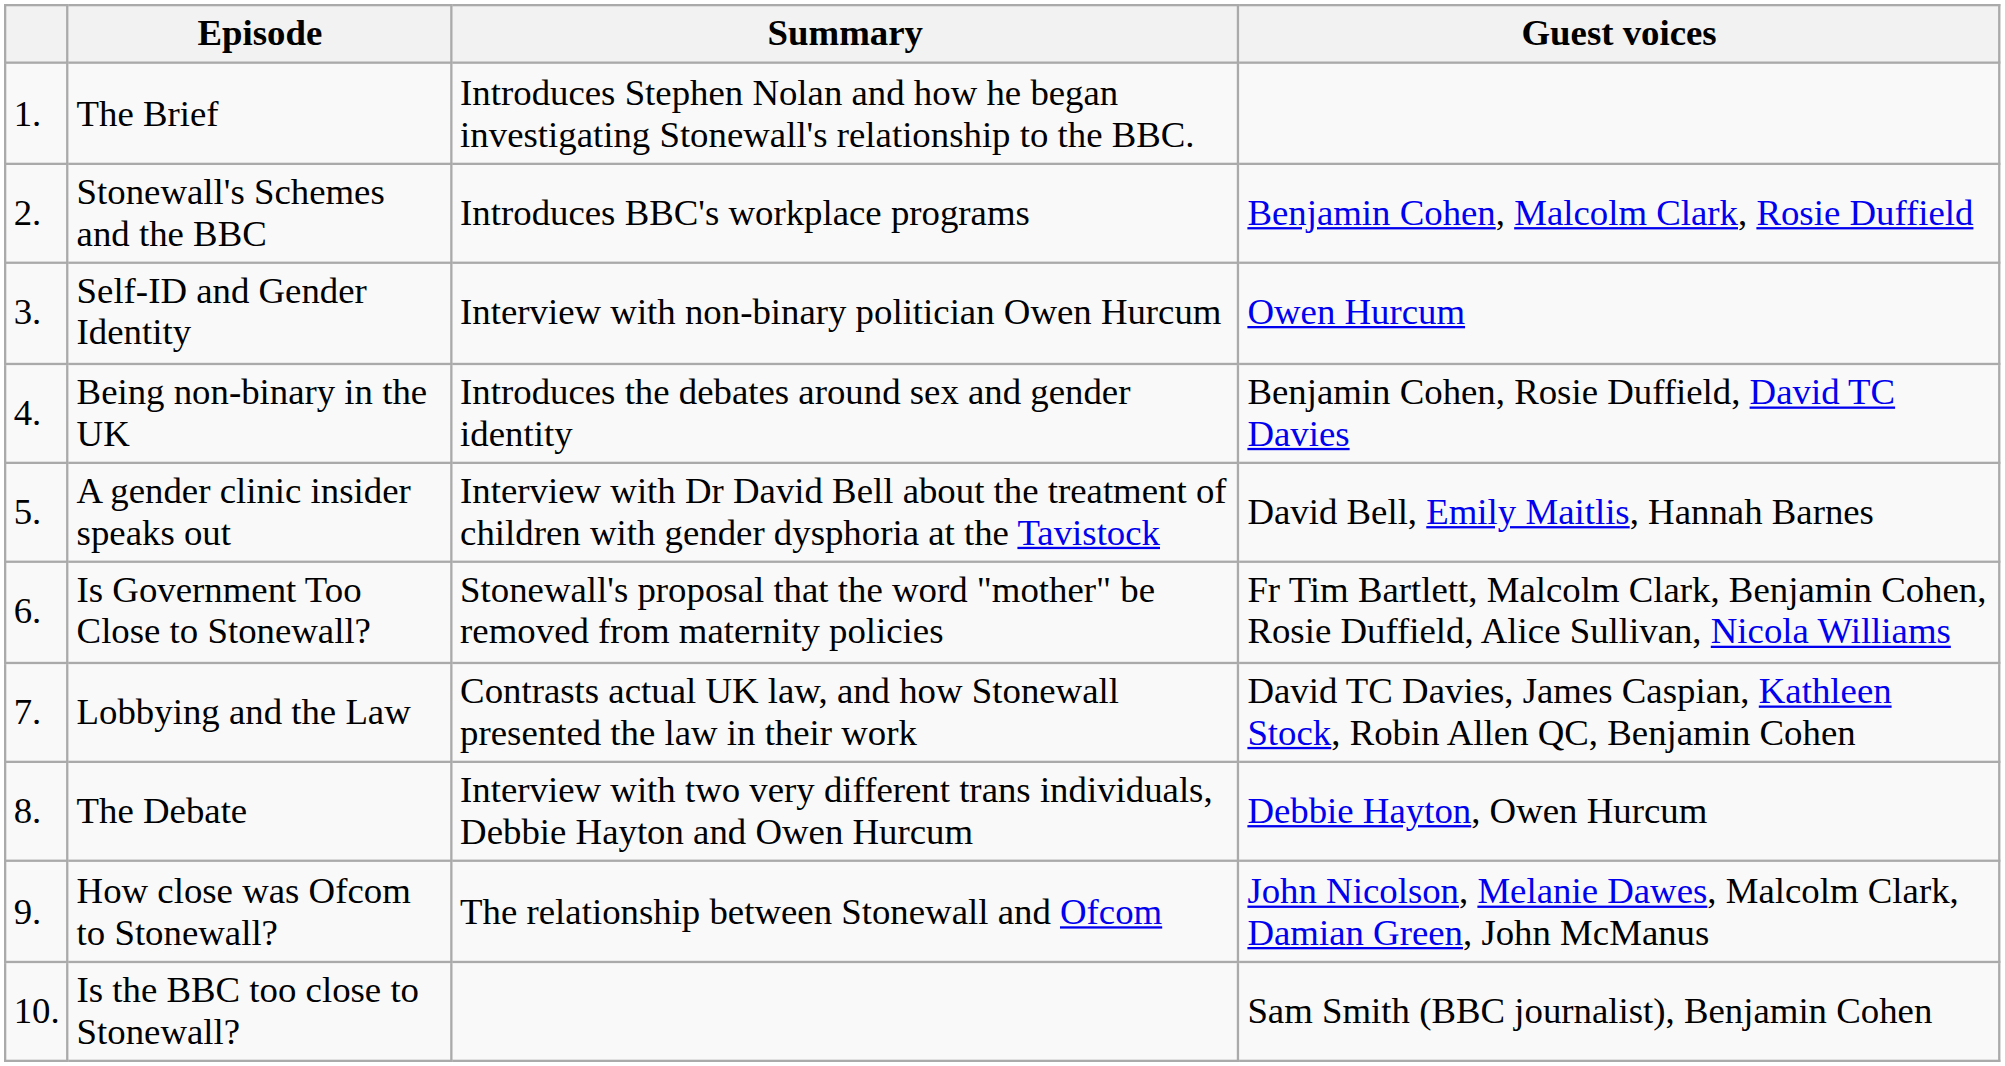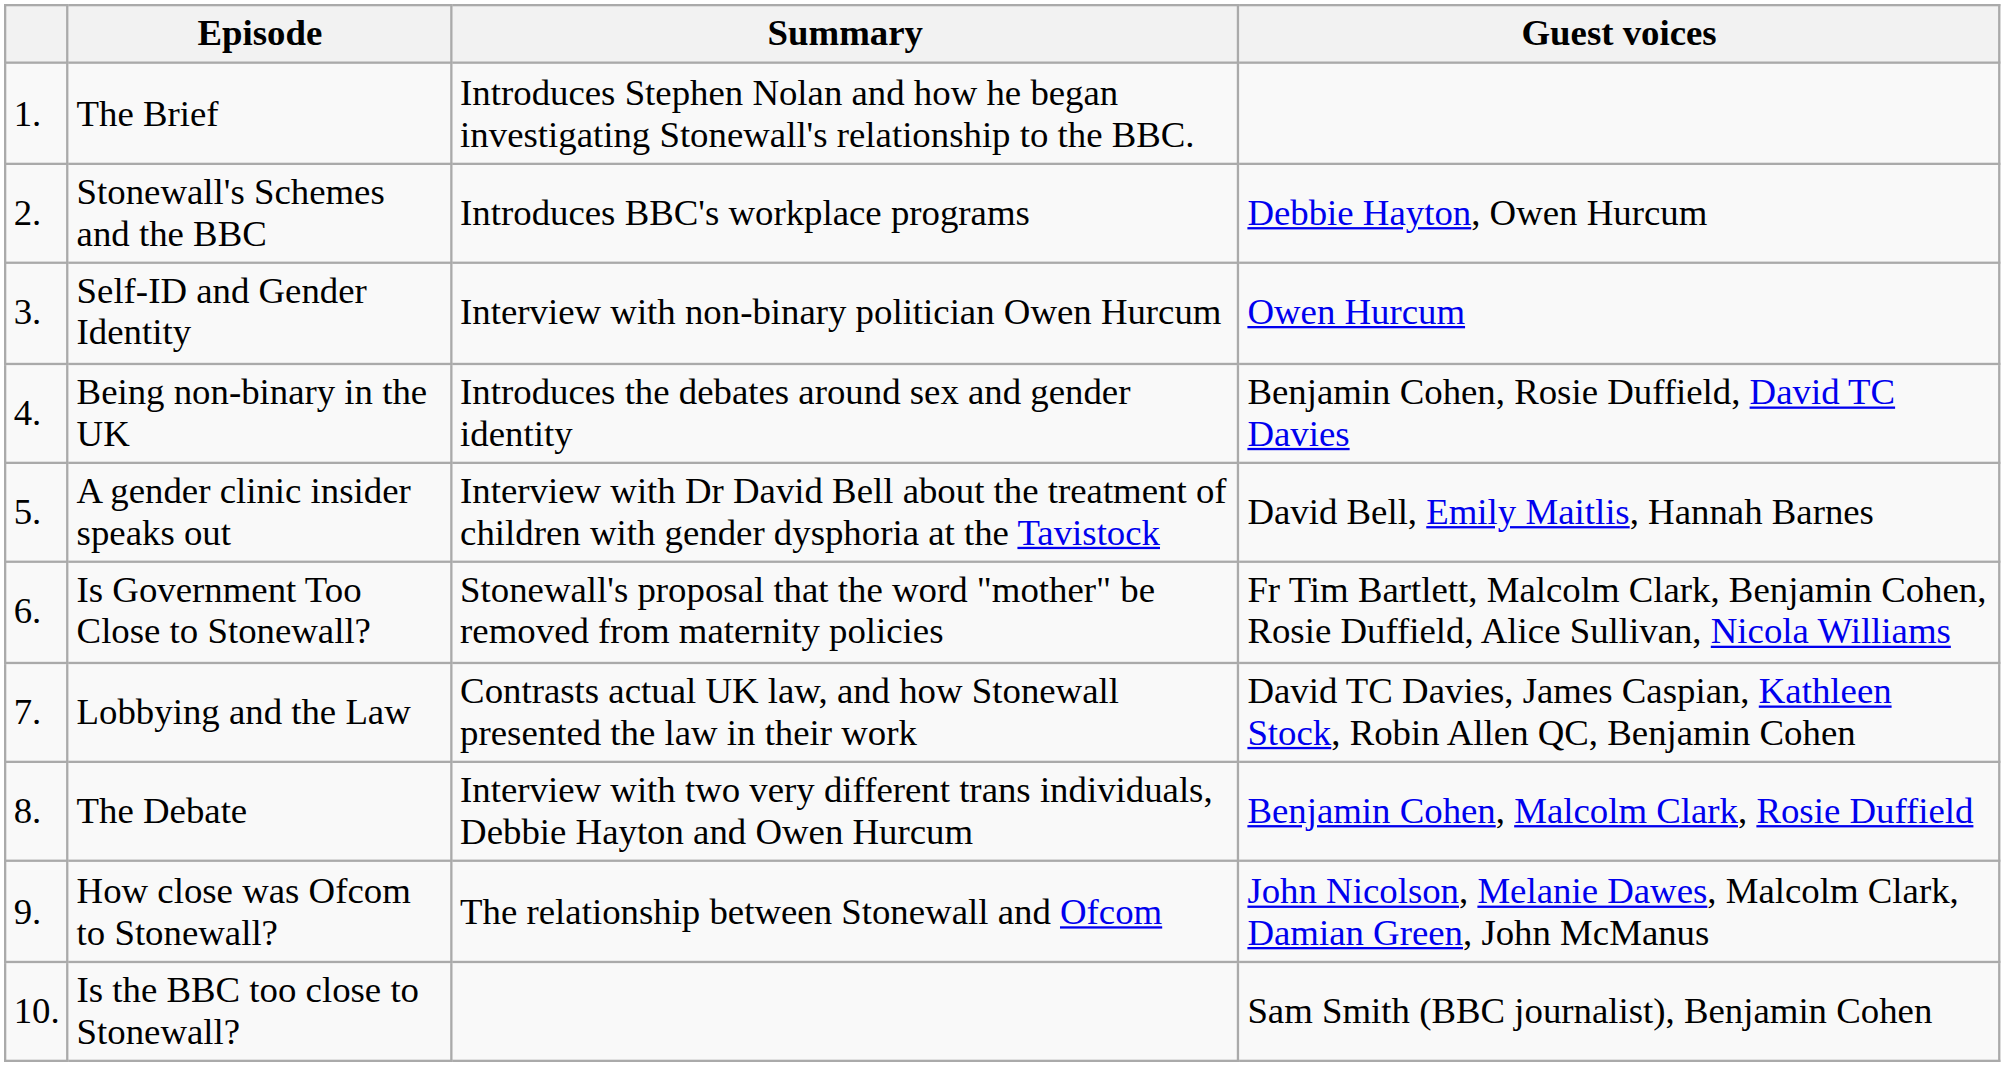(1610, 212) Benjamin Cohen, Malcolm Clark, Rosie Duffield -> (1477, 212) Debbie Hayton, Owen Hurcum
(1477, 811) Debbie Hayton, Owen Hurcum -> (1610, 811) Benjamin Cohen, Malcolm Clark, Rosie Duffield
